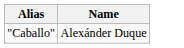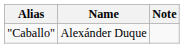+ column: (164, 14)
